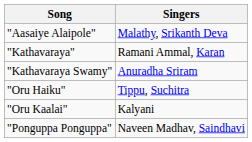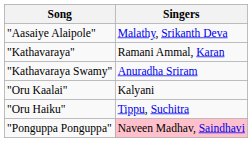rows swapped: (36, 90) <-> (37, 109)
(181, 128) no background -> (181, 128) pink background
